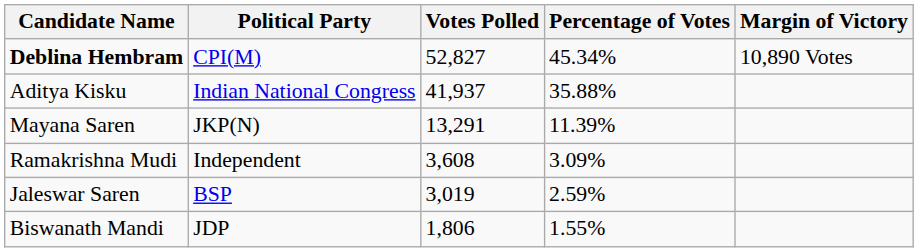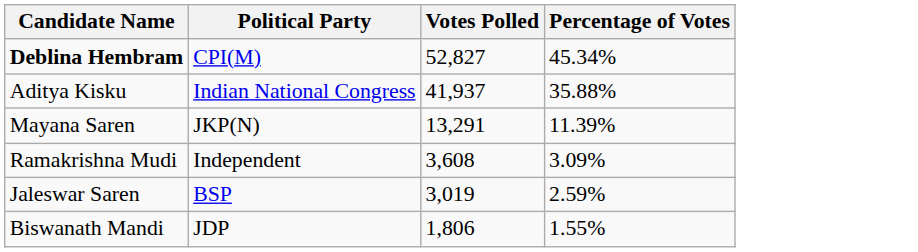- column: (824, 21)
